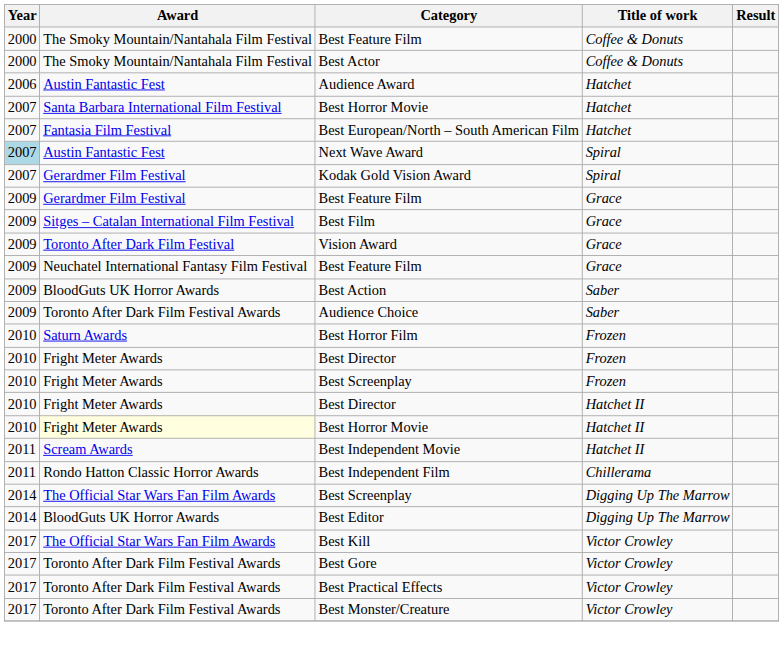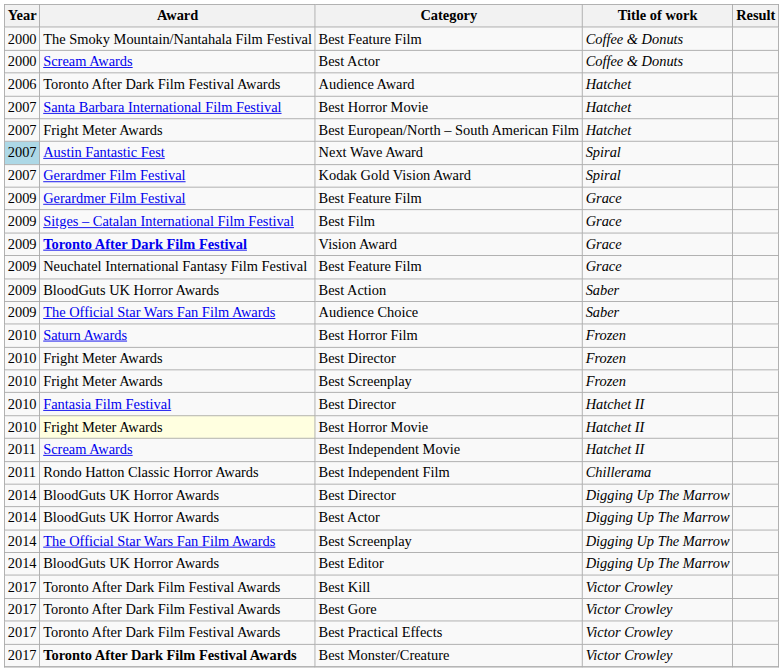(178, 61) The Smoky Mountain/Nantahala Film Festival -> (88, 61) Scream Awards
(104, 84) Austin Fantastic Fest -> (162, 84) Toronto After Dark Film Festival Awards
(107, 130) Fantasia Film Festival -> (103, 130) Fright Meter Awards
(139, 244) normal -> (145, 244) bold
(162, 312) Toronto After Dark Film Festival Awards -> (159, 312) The Official Star Wars Fan Film Awards
(103, 404) Fright Meter Awards -> (107, 404) Fantasia Film Festival
+ row: (357, 495)
+ row: (349, 518)
(159, 541) The Official Star Wars Fan Film Awards -> (162, 586) Toronto After Dark Film Festival Awards
(162, 609) normal -> (170, 655) bold
